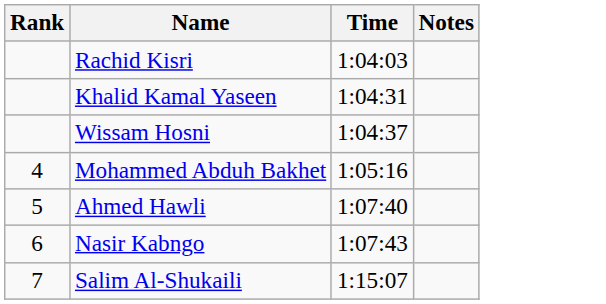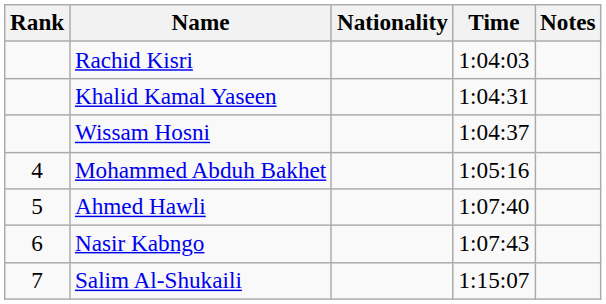+ column: (392, 22)
